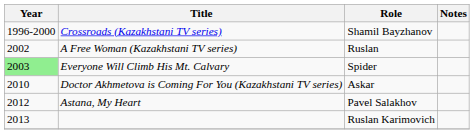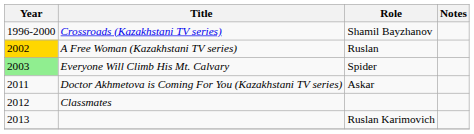(18, 48) no background -> (18, 48) gold background
(18, 84) 2010 -> (18, 84) 2011
- row: (101, 102)
+ row: (86, 102)
